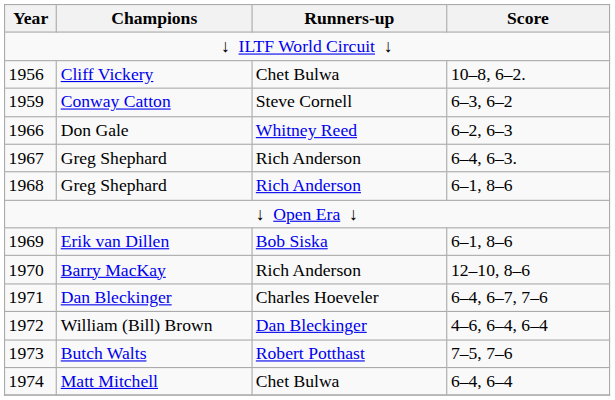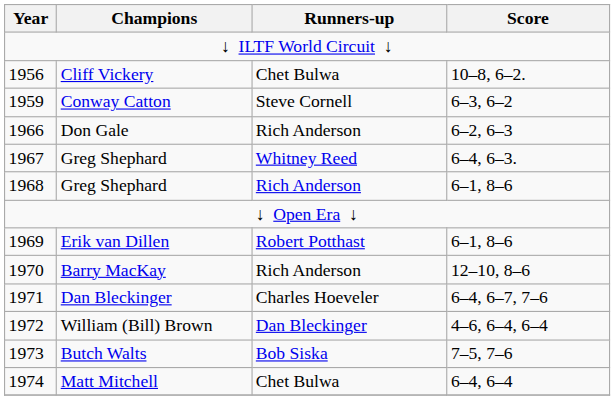(306, 130) Whitney Reed -> (308, 130) Rich Anderson
(308, 158) Rich Anderson -> (306, 158) Whitney Reed
(292, 241) Bob Siska -> (310, 241) Robert Potthast
(310, 353) Robert Potthast -> (292, 353) Bob Siska
